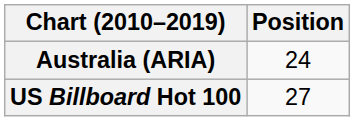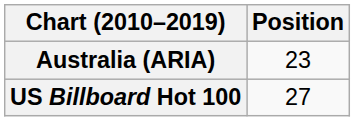(298, 60) 24 -> (298, 60) 23
